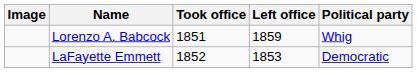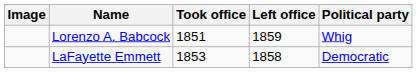(191, 57) 1852 -> (191, 57) 1853
(267, 57) 1853 -> (267, 57) 1858
